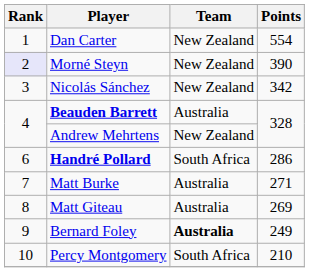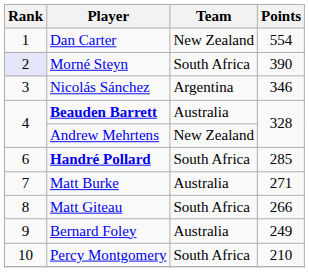(214, 64) New Zealand -> (212, 64) South Africa
(214, 87) New Zealand -> (203, 87) Argentina
(281, 87) 342 -> (281, 87) 346
(281, 159) 286 -> (281, 159) 285
(201, 207) Australia -> (212, 207) South Africa
(281, 207) 269 -> (281, 207) 266
(204, 231) bold -> (201, 231) normal
